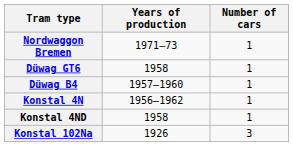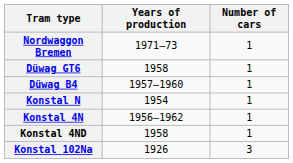+ row: (53, 101)
